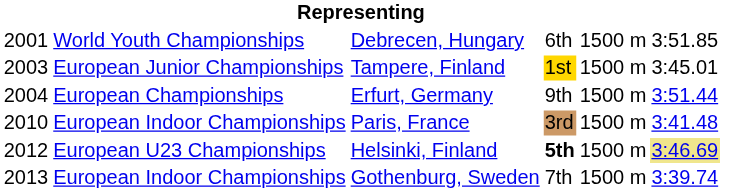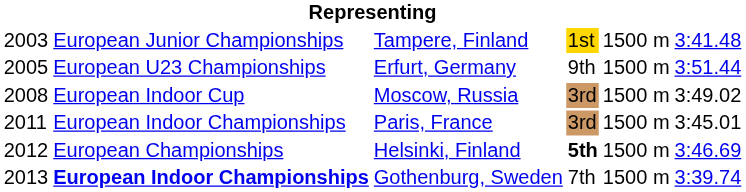- row: (437, 40)
(685, 67) 3:45.01 -> (708, 40) 3:41.48
(26, 95) 2004 -> (26, 67) 2005
(168, 95) European Championships -> (189, 67) European U23 Championships
+ row: (446, 95)
(26, 122) 2010 -> (25, 122) 2011
(685, 122) 3:41.48 -> (708, 122) 3:45.01
(189, 150) European U23 Championships -> (168, 150) European Championships
(685, 150) khaki background -> (708, 150) no background
(199, 177) normal -> (211, 177) bold
